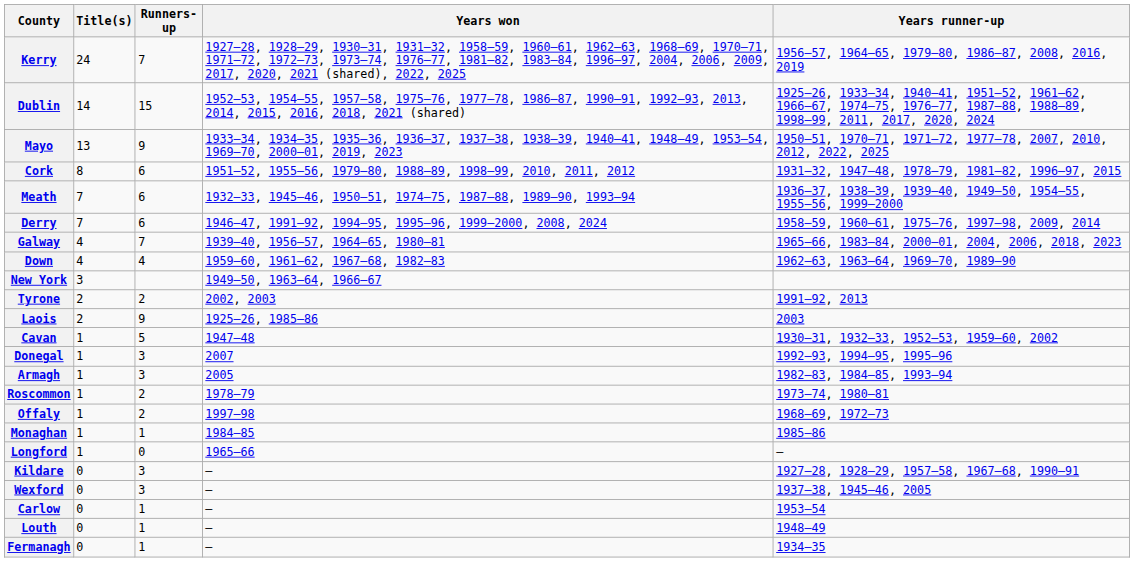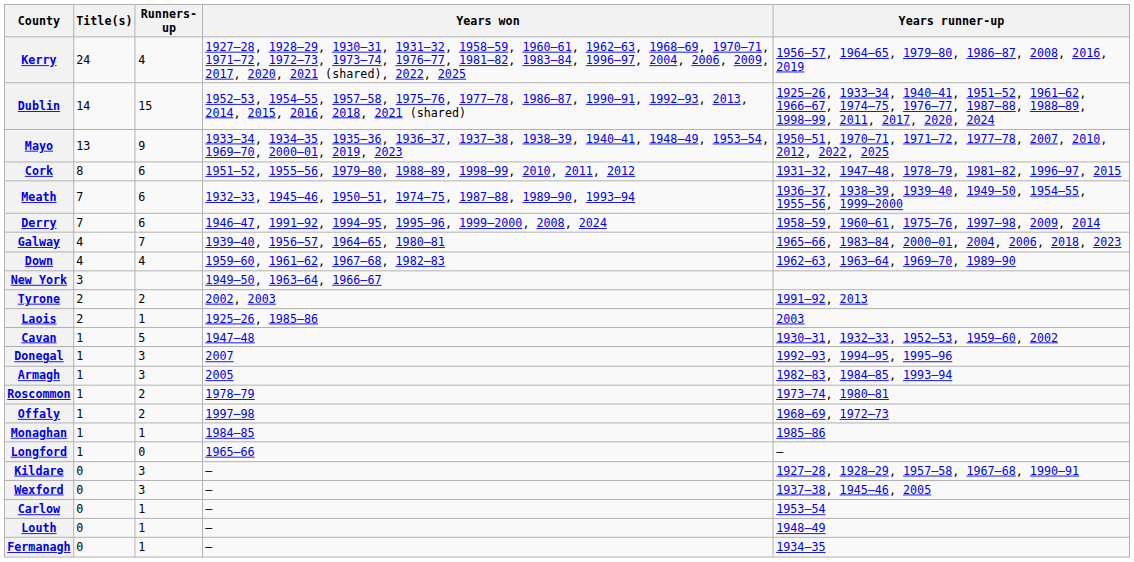(142, 60) 7 -> (142, 60) 4
(142, 318) 9 -> (142, 318) 1
